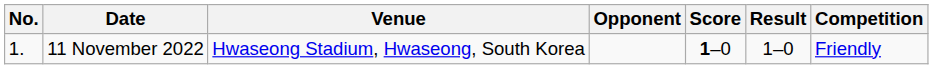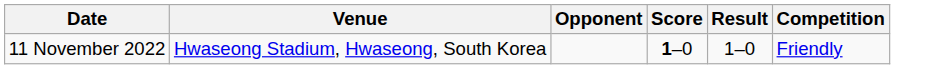- column: (24, 19)
